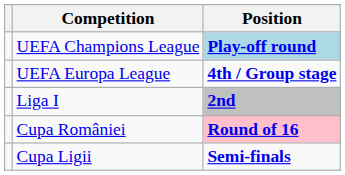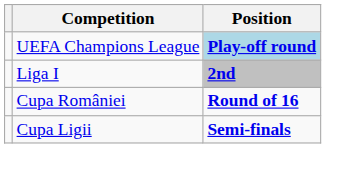- row: (93, 73)
(253, 128) pink background -> (253, 101) no background
